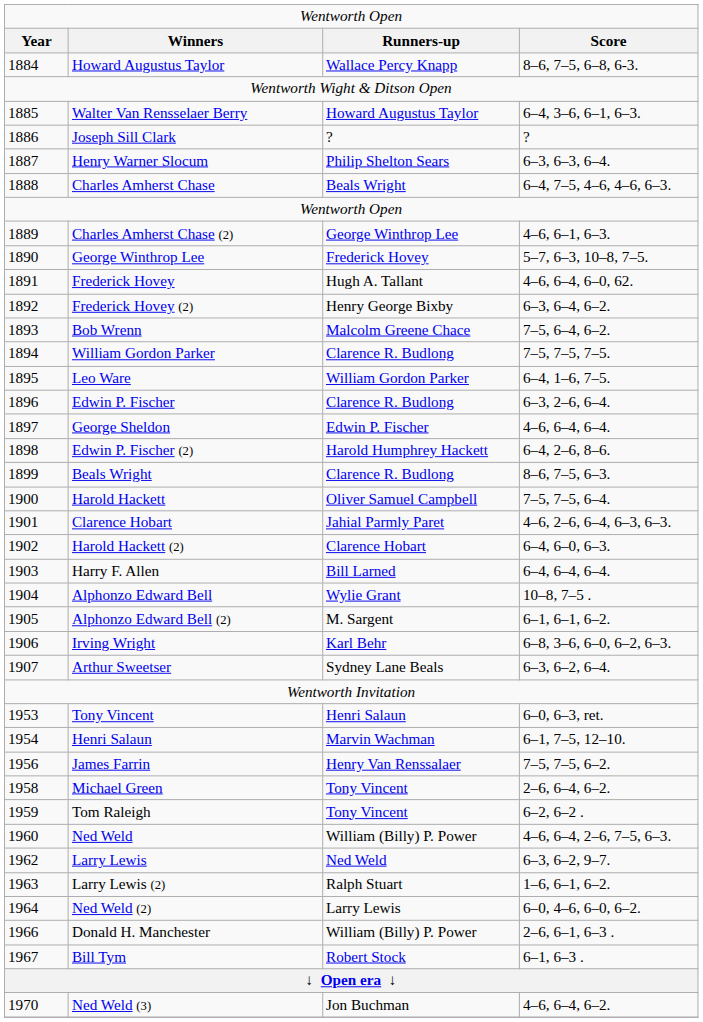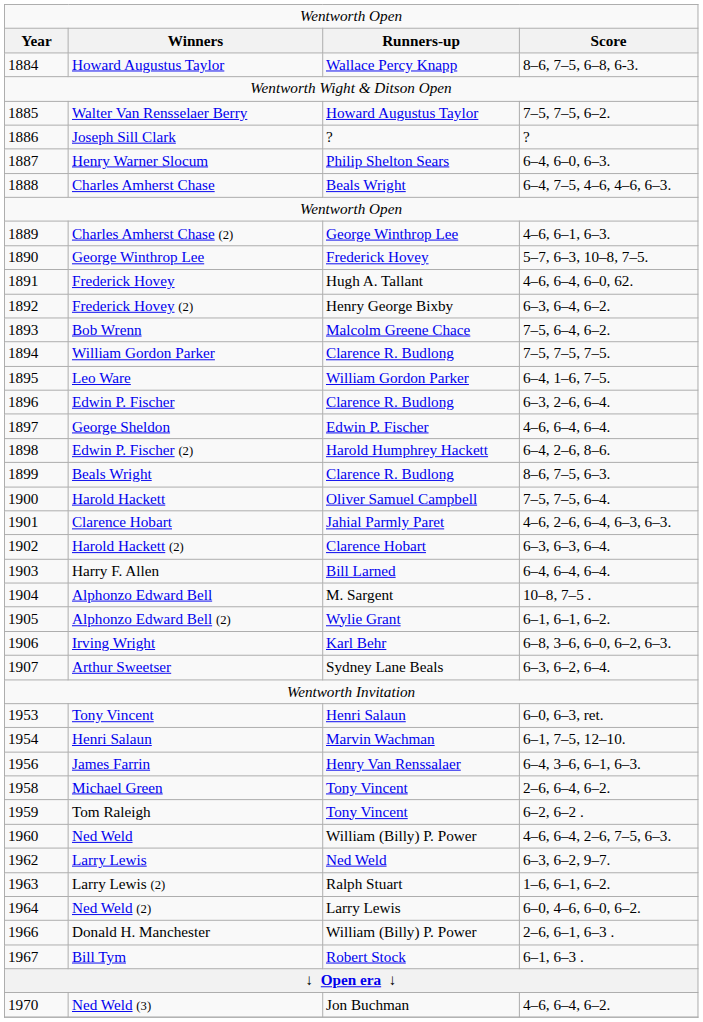(582, 112) 6–4, 3–6, 6–1, 6–3. -> (567, 112) 7–5, 7–5, 6–2.
(567, 161) 6–3, 6–3, 6–4. -> (567, 161) 6–4, 6–0, 6–3.
(567, 546) 6–4, 6–0, 6–3. -> (567, 546) 6–3, 6–3, 6–4.
(363, 595) Wylie Grant -> (360, 595) M. Sargent
(360, 619) M. Sargent -> (363, 619) Wylie Grant
(567, 763) 7–5, 7–5, 6–2. -> (582, 763) 6–4, 3–6, 6–1, 6–3.
